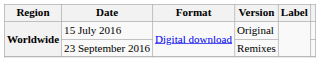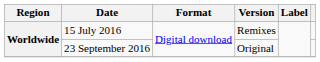(256, 30) Original -> (256, 30) Remixes
(256, 48) Remixes -> (256, 48) Original
